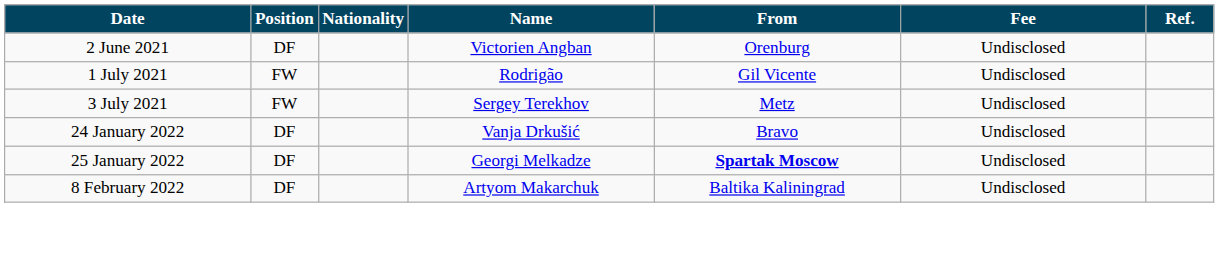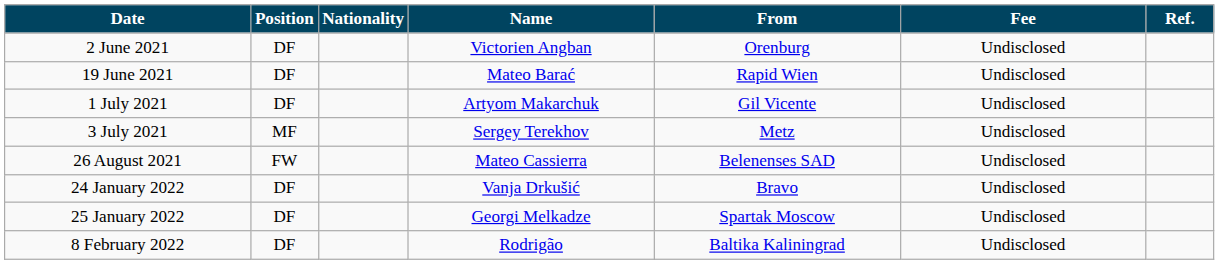+ row: (128, 75)
(284, 75) FW -> (284, 103) DF
(531, 75) Rodrigão -> (531, 103) Artyom Makarchuk
(284, 103) FW -> (284, 132) MF
+ row: (128, 160)
(777, 160) bold -> (777, 216) normal
(531, 188) Artyom Makarchuk -> (531, 245) Rodrigão
